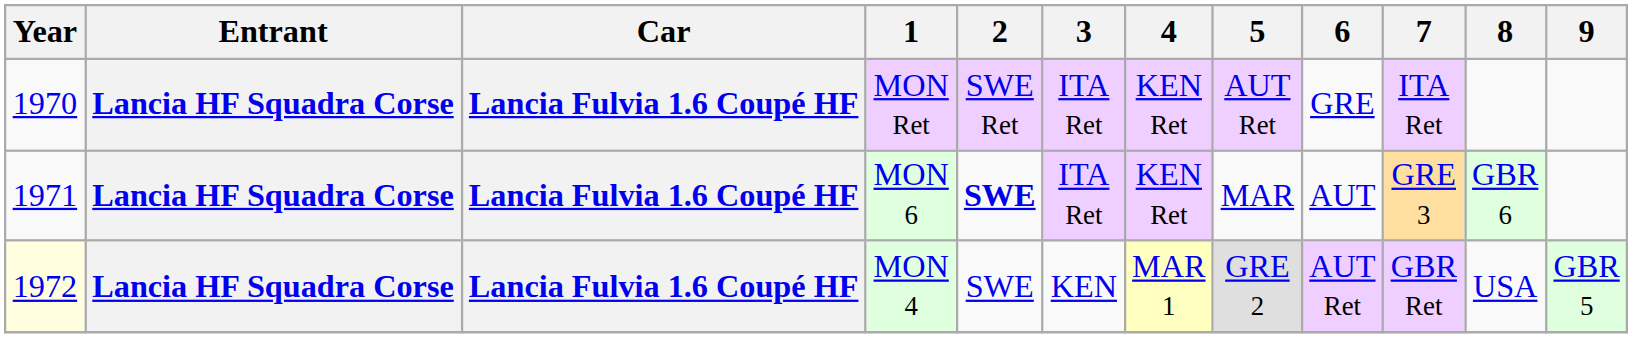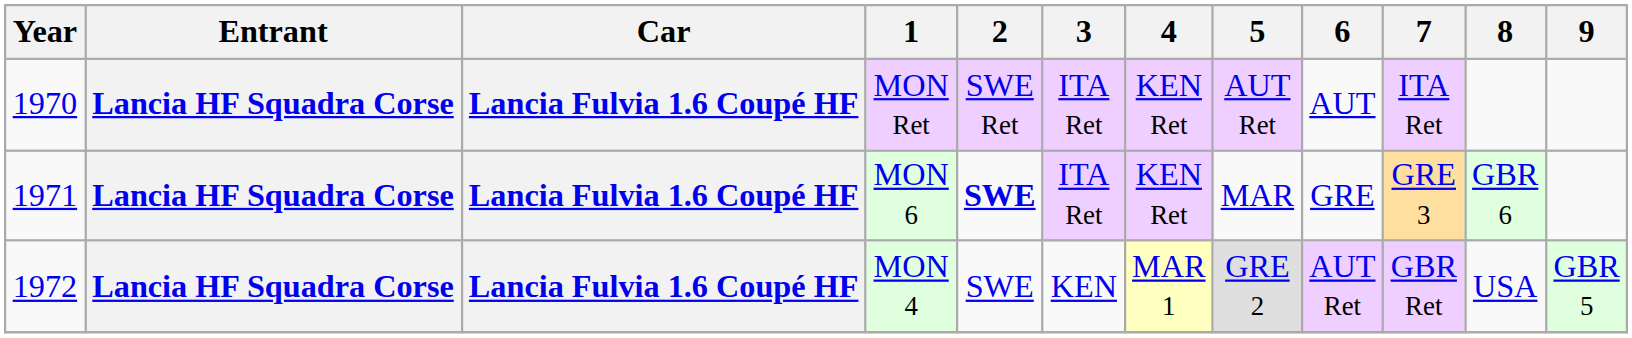(1342, 103) GRE -> (1342, 103) AUT
(1342, 195) AUT -> (1342, 195) GRE
(45, 286) lightyellow background -> (45, 286) no background
